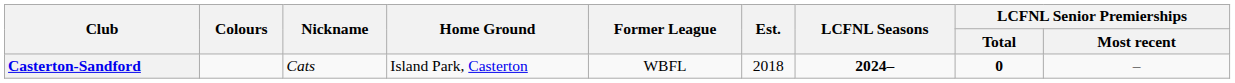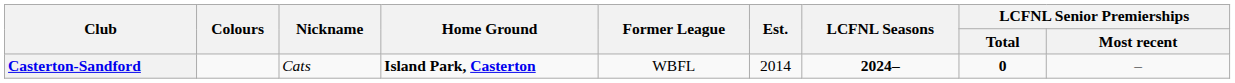(459, 66) normal -> (460, 66) bold
(768, 66) 2018 -> (775, 66) 2014
